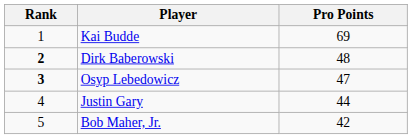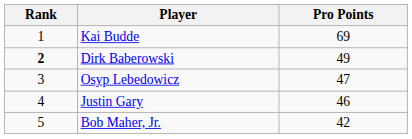(343, 58) 48 -> (343, 58) 49
(41, 79) bold -> (41, 79) normal
(343, 101) 44 -> (343, 101) 46
